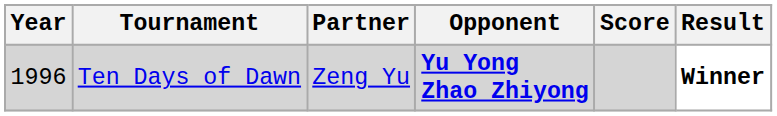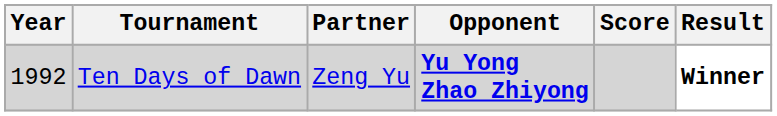(39, 77) 1996 -> (39, 77) 1992
